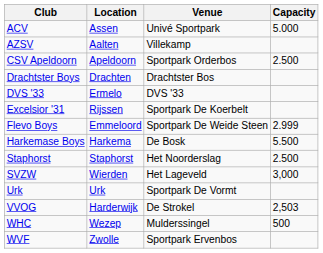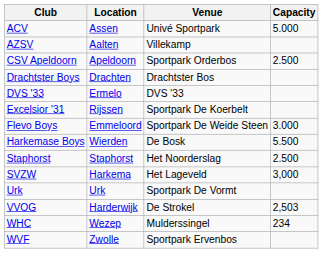(286, 126) 2.999 -> (286, 126) 3.000
(110, 142) Harkema -> (108, 142) Wierden
(108, 175) Wierden -> (110, 175) Harkema
(281, 223) 500 -> (281, 223) 234
